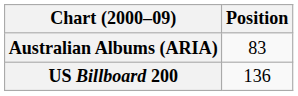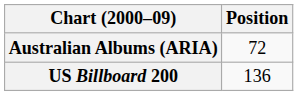(257, 47) 83 -> (257, 47) 72
